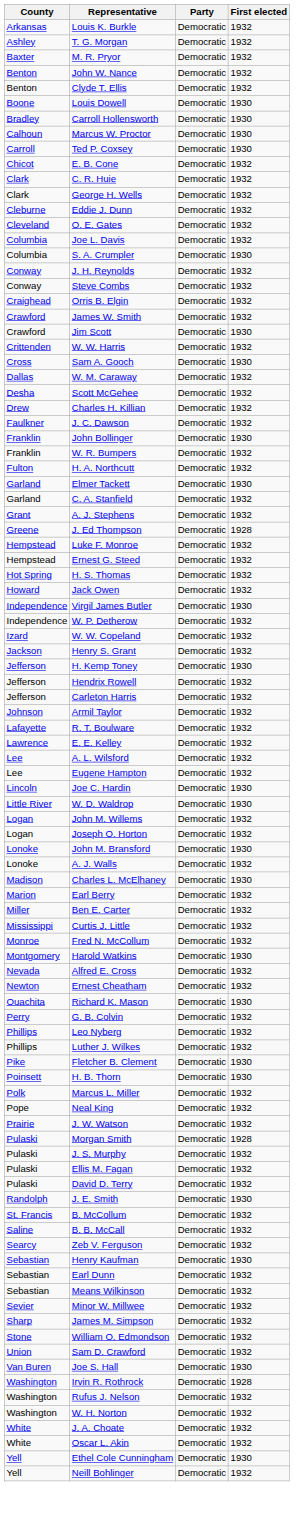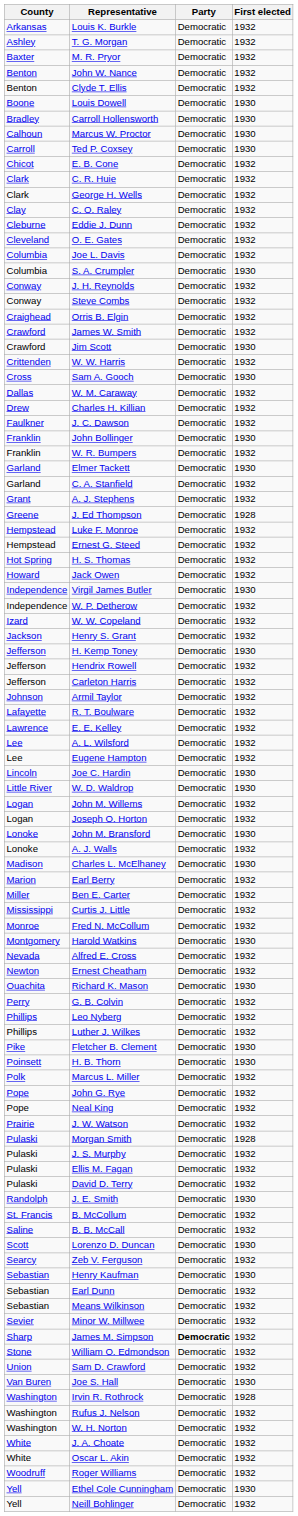+ row: (97, 210)
- row: (105, 392)
- row: (103, 468)
+ row: (98, 1093)
+ row: (113, 1245)
(202, 1321) normal -> (204, 1336) bold
+ row: (104, 1473)
